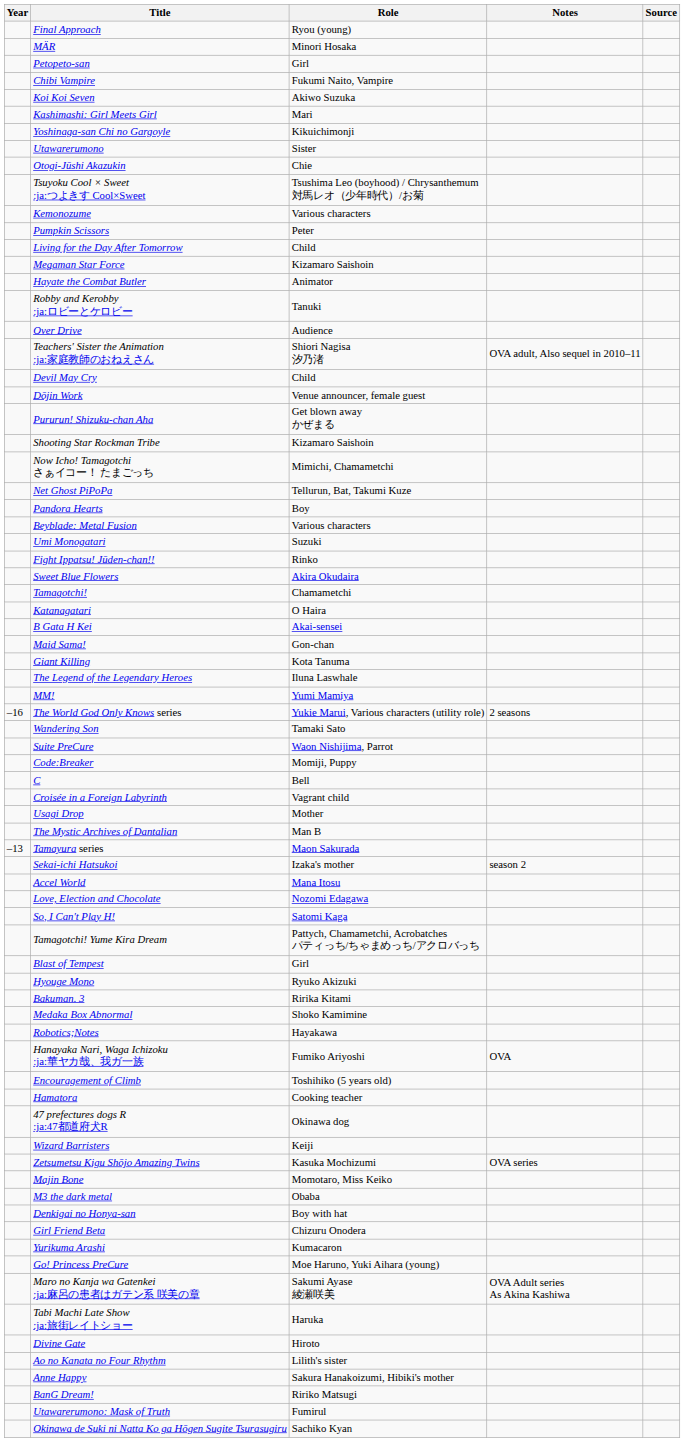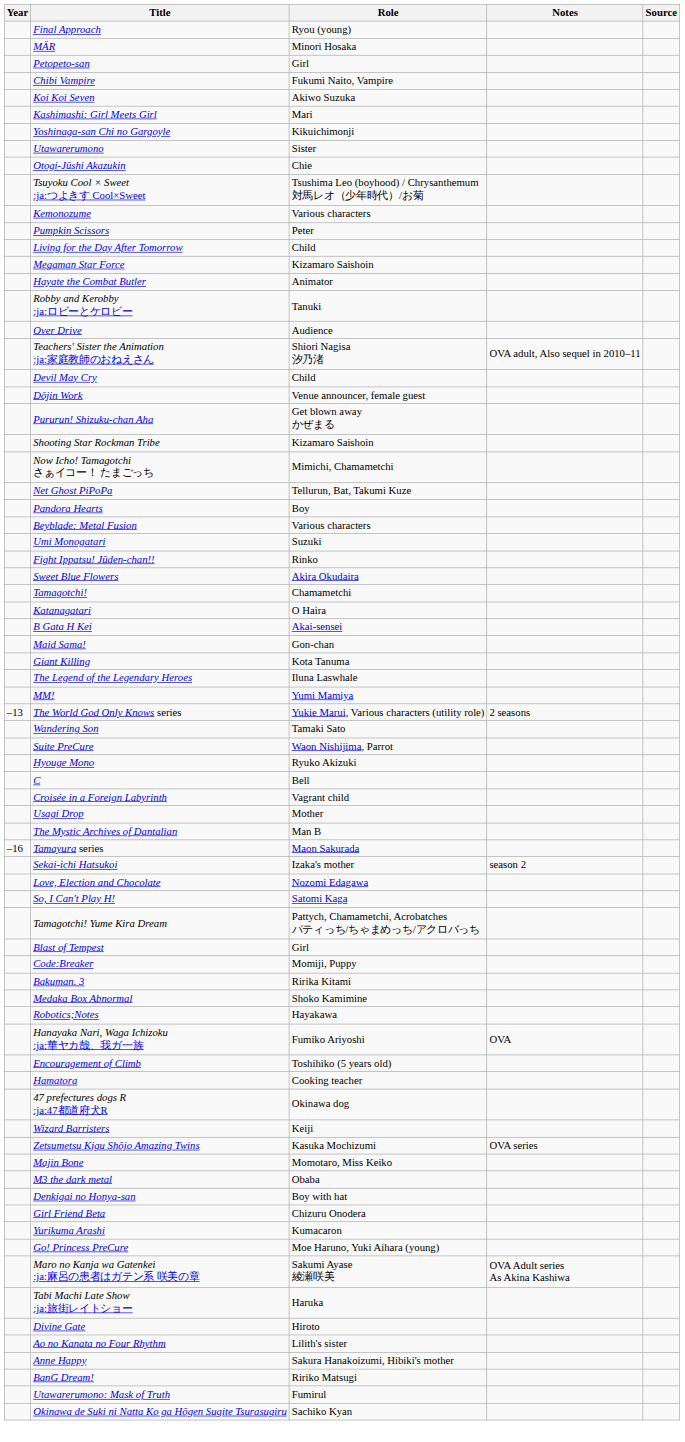(15, 712) –16 -> (15, 712) –13
rows swapped: (64, 981) <-> (63, 763)
(15, 848) –13 -> (15, 848) –16
- row: (59, 882)
